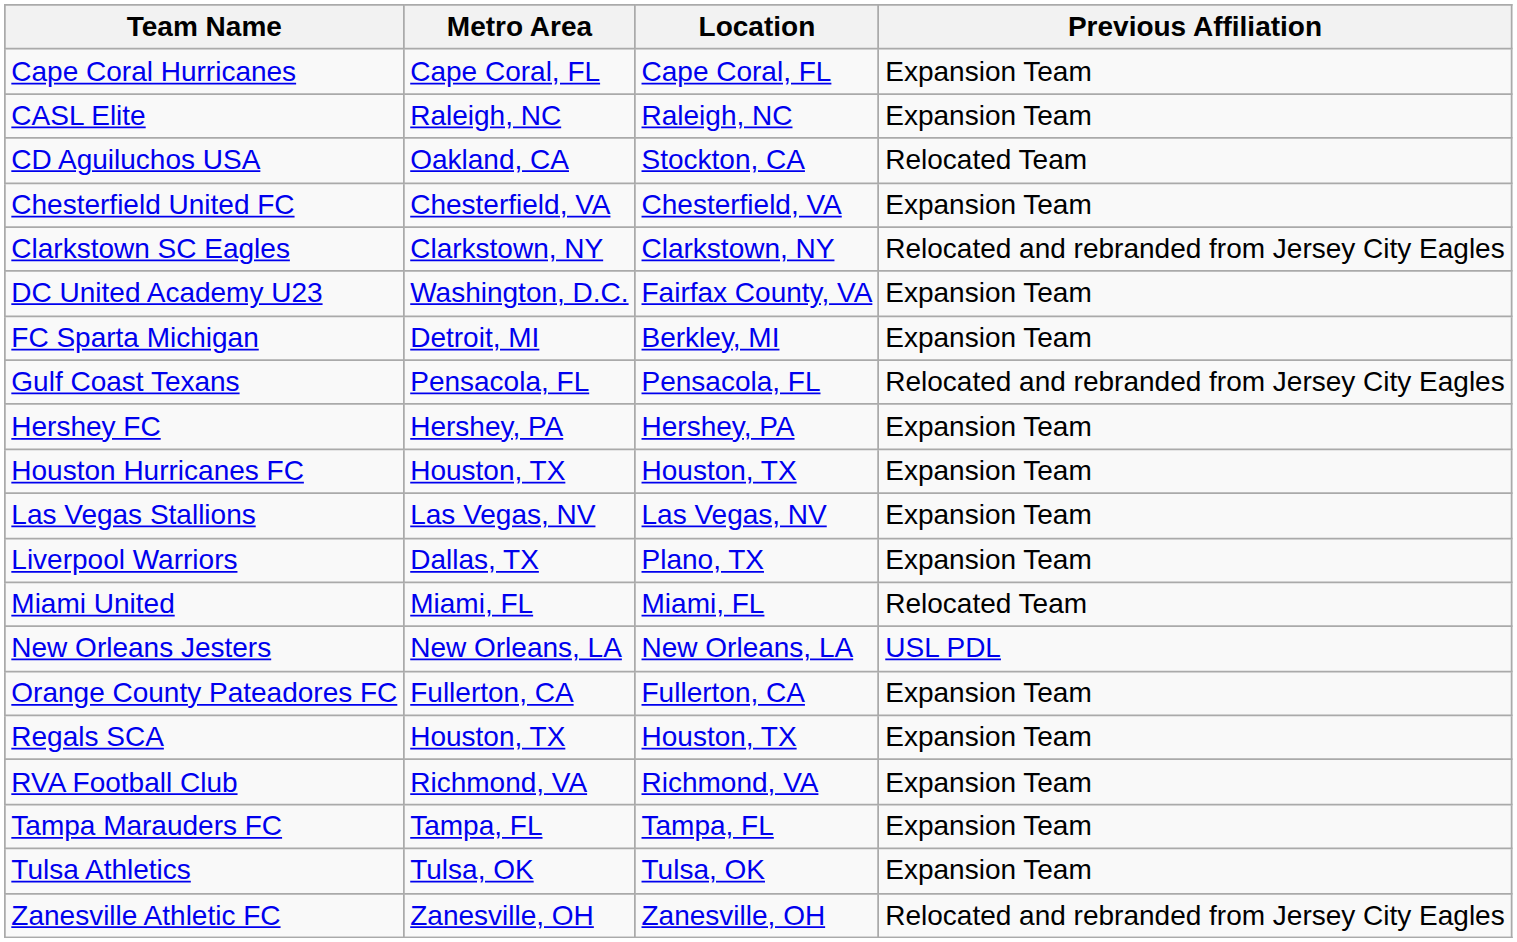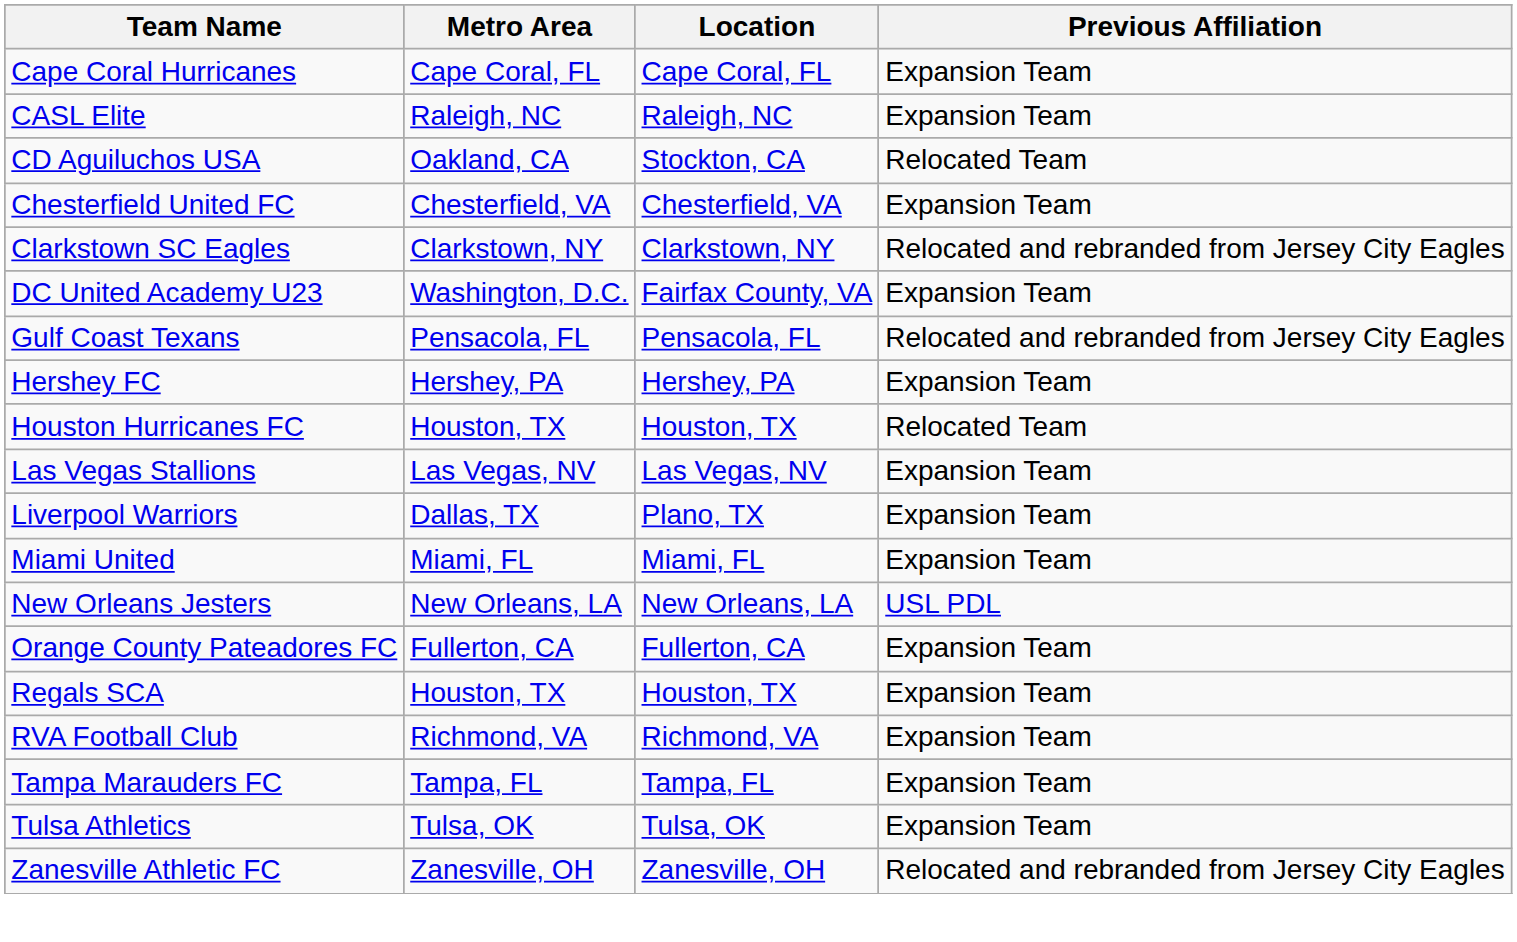- row: (135, 337)
(989, 470) Expansion Team -> (986, 426) Relocated Team
(986, 603) Relocated Team -> (989, 559) Expansion Team
